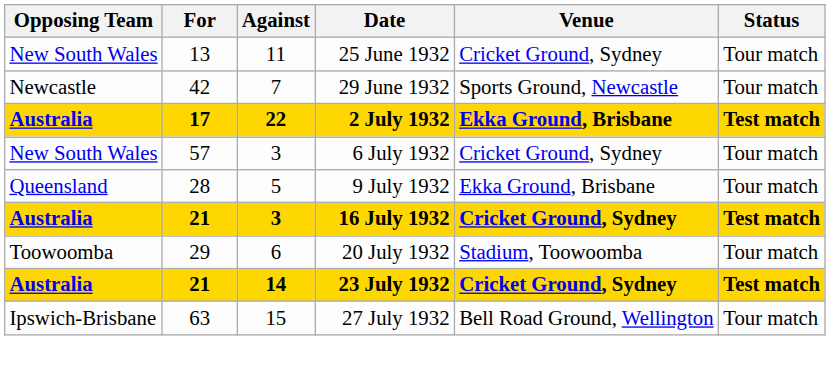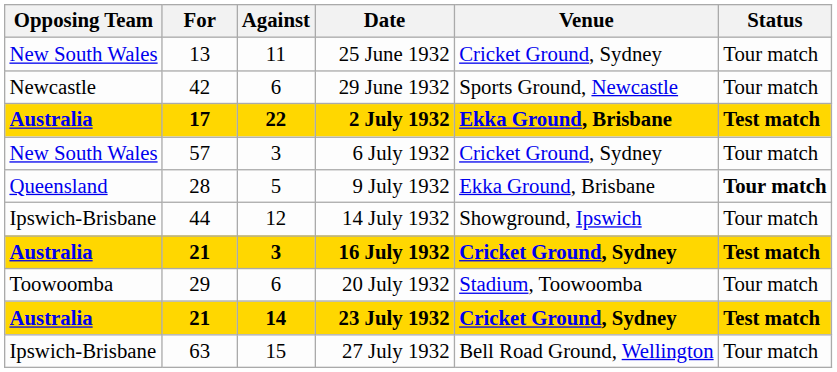(276, 86) 7 -> (276, 86) 6
(771, 185) normal -> (775, 185) bold
+ row: (396, 218)
